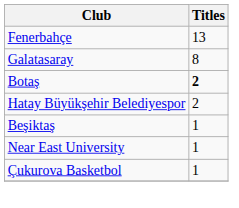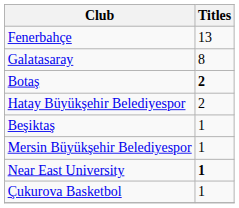+ row: (100, 147)
(195, 147) normal -> (202, 170) bold
